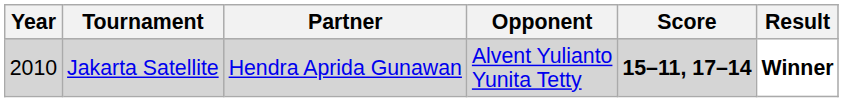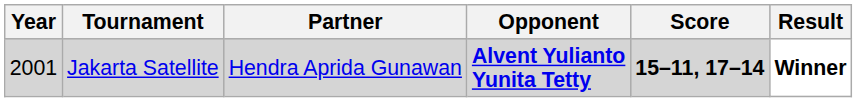(33, 67) 2010 -> (33, 67) 2001
(542, 67) normal -> (549, 67) bold
